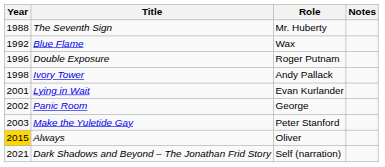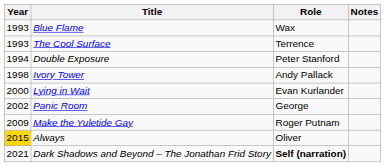- row: (73, 28)
(18, 43) 1992 -> (18, 28) 1993
+ row: (72, 43)
(18, 59) 1996 -> (18, 59) 1994
(307, 59) Roger Putnam -> (307, 59) Peter Stanford
(18, 91) 2001 -> (18, 91) 2000
(18, 122) 2003 -> (18, 122) 2009
(307, 122) Peter Stanford -> (307, 122) Roger Putnam
(308, 153) normal -> (311, 153) bold
